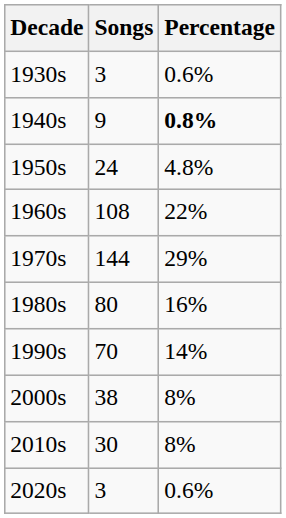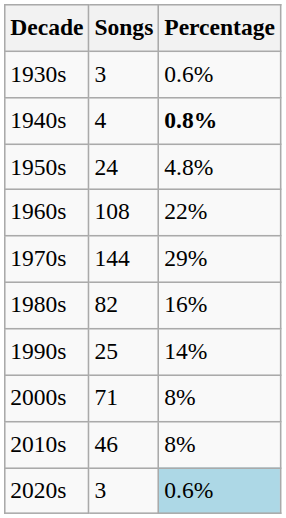(100, 119) 9 -> (100, 119) 4
(106, 304) 80 -> (106, 304) 82
(106, 351) 70 -> (106, 351) 25
(106, 397) 38 -> (106, 397) 71
(106, 443) 30 -> (106, 443) 46
(189, 490) no background -> (189, 490) lightblue background
